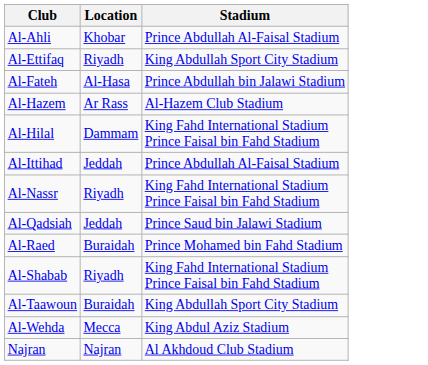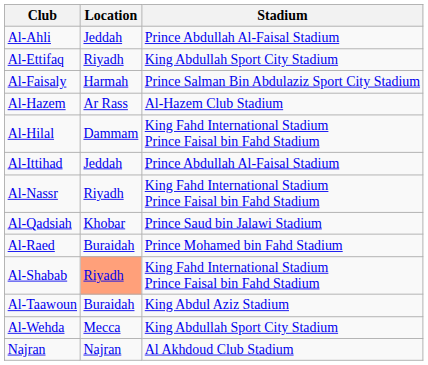(104, 37) Khobar -> (103, 37) Jeddah
+ row: (37, 81)
- row: (32, 81)
(103, 223) Jeddah -> (104, 223) Khobar
(104, 275) no background -> (104, 275) lightsalmon background
(241, 305) King Abdullah Sport City Stadium -> (217, 305) King Abdul Aziz Stadium
(217, 327) King Abdul Aziz Stadium -> (241, 327) King Abdullah Sport City Stadium
